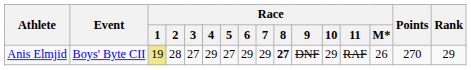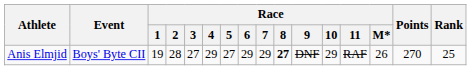(157, 55) khaki background -> (157, 55) no background
(449, 55) 29 -> (449, 55) 25
